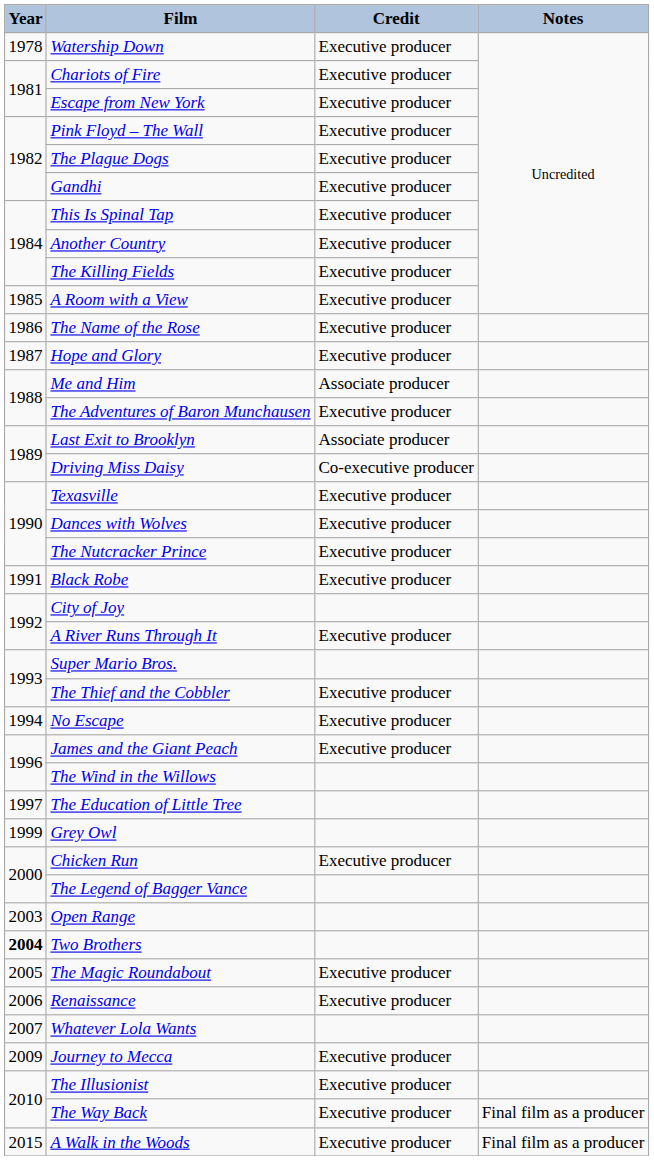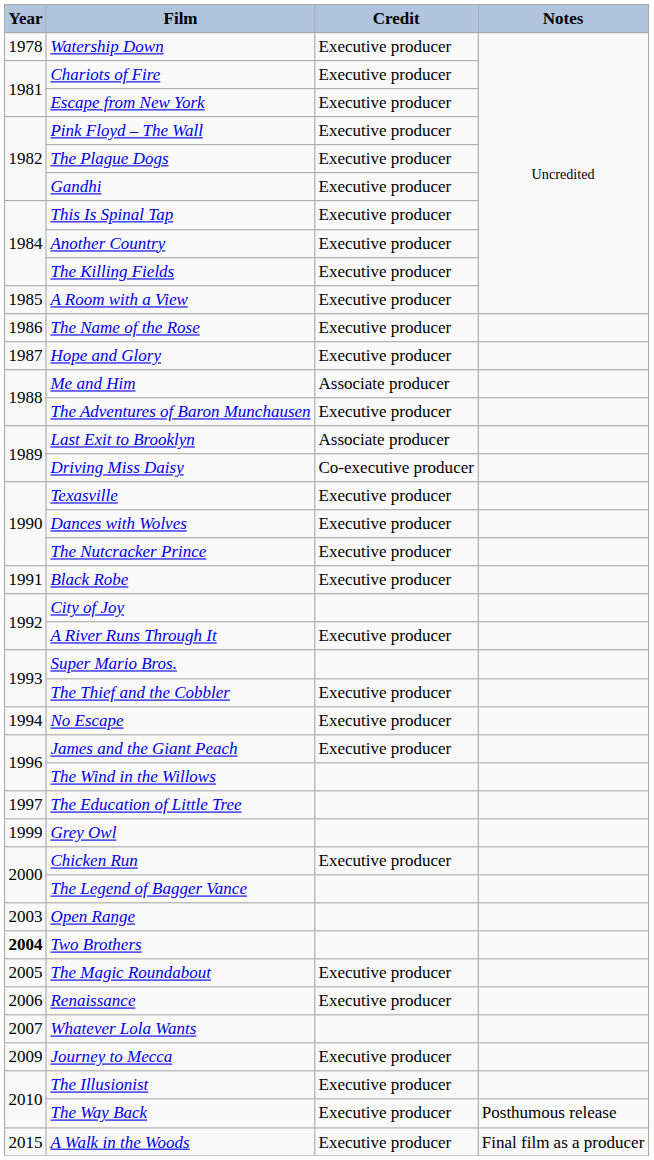(563, 1113) Final film as a producer -> (549, 1113) Posthumous release
